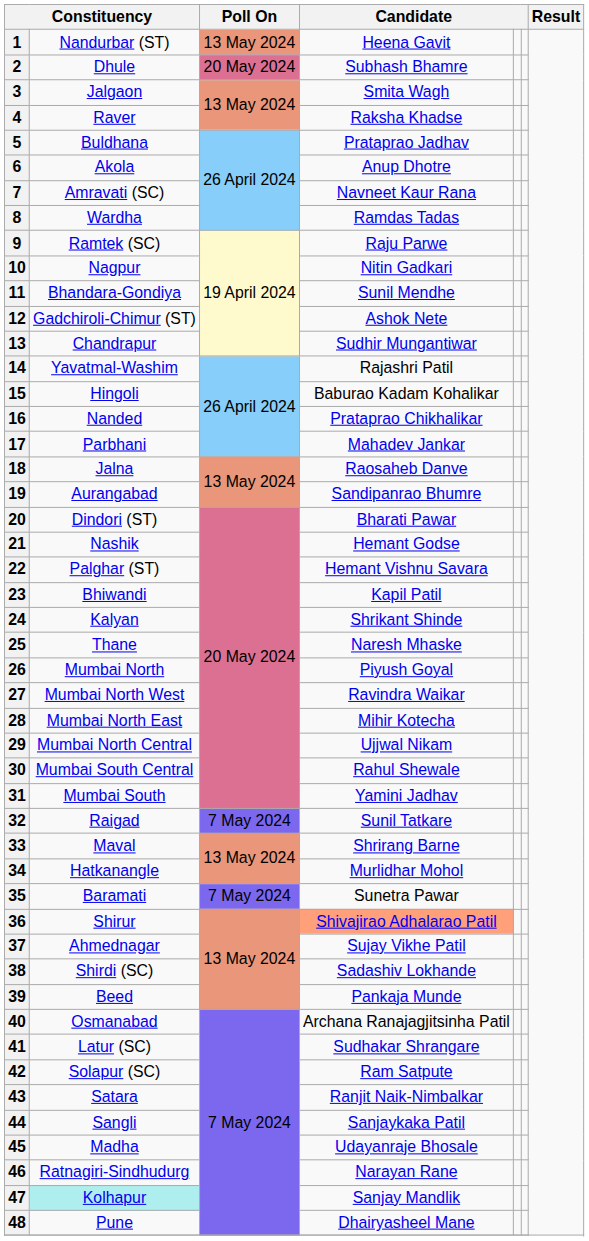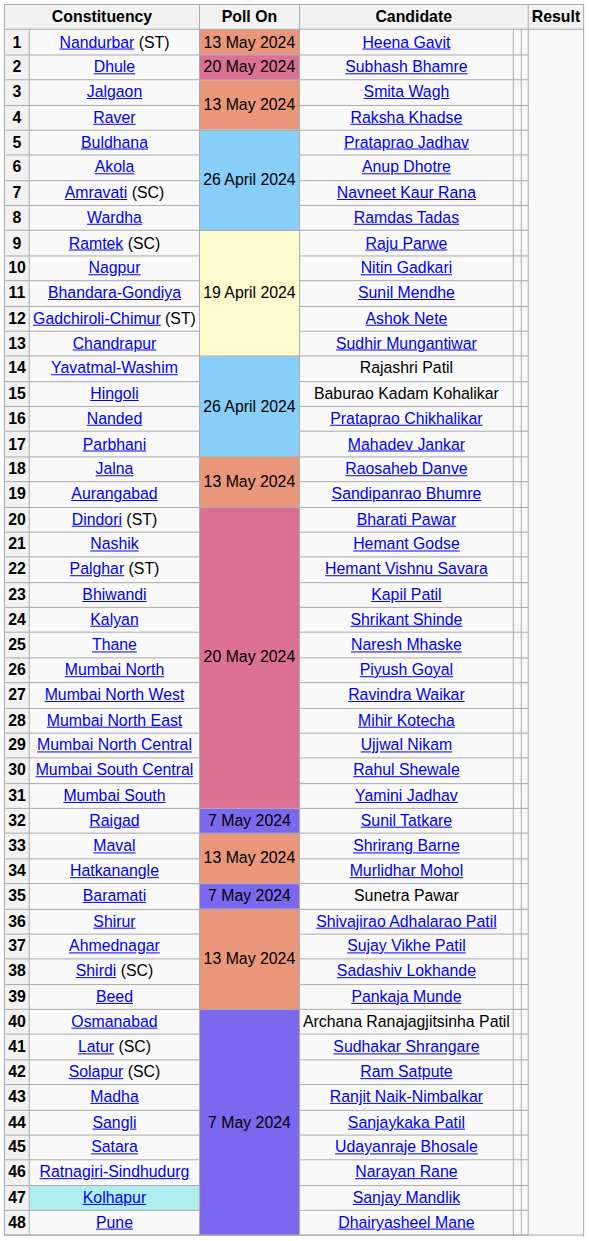(406, 921) lightsalmon background -> (406, 921) no background
(114, 1097) Satara -> (114, 1097) Madha
(114, 1147) Madha -> (114, 1147) Satara
